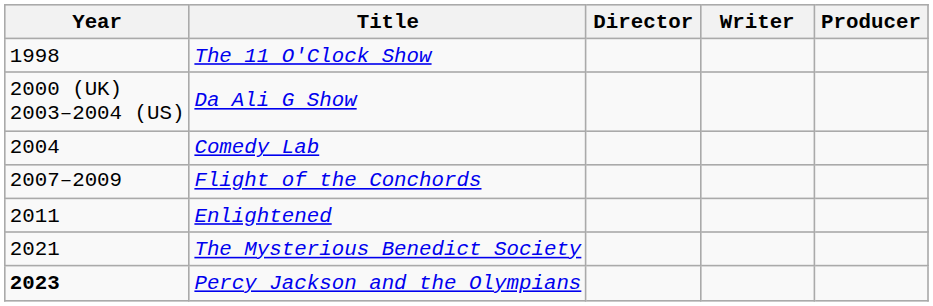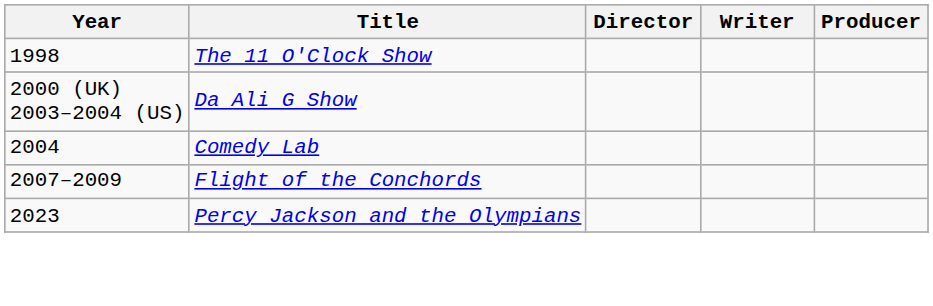- row: (263, 215)
- row: (388, 249)
(35, 283) bold -> (35, 215) normal
